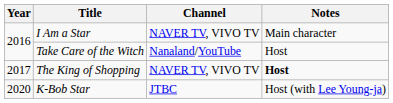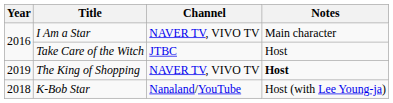(195, 51) Nanaland/YouTube -> (163, 51) JTBC
(19, 70) 2017 -> (19, 70) 2019
(19, 88) 2020 -> (19, 88) 2018
(163, 88) JTBC -> (195, 88) Nanaland/YouTube
